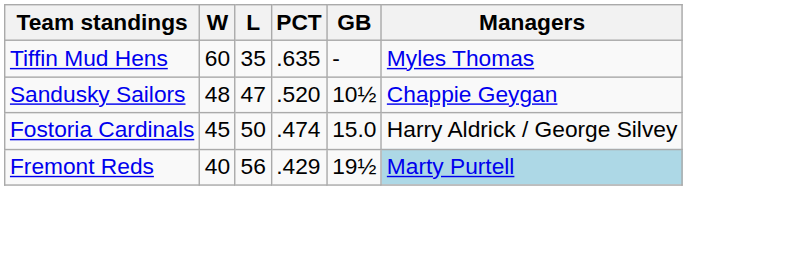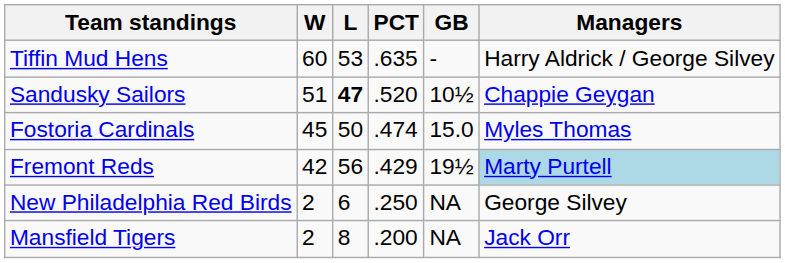(253, 58) 35 -> (350, 58) 53
(461, 58) Myles Thomas -> (629, 58) Harry Aldrick / George Silvey
(217, 94) 48 -> (315, 94) 51
(253, 94) normal -> (350, 94) bold
(532, 130) Harry Aldrick / George Silvey -> (558, 130) Myles Thomas
(217, 166) 40 -> (315, 166) 42
+ row: (151, 202)
+ row: (93, 238)
